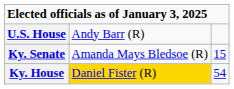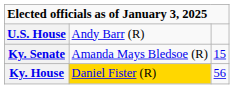(220, 73) 54 -> (220, 73) 56
